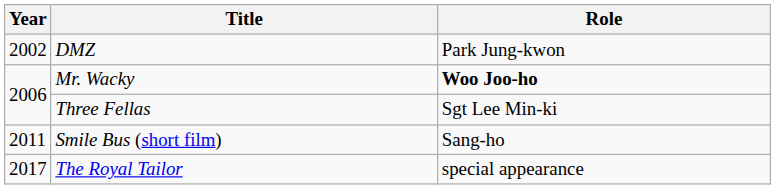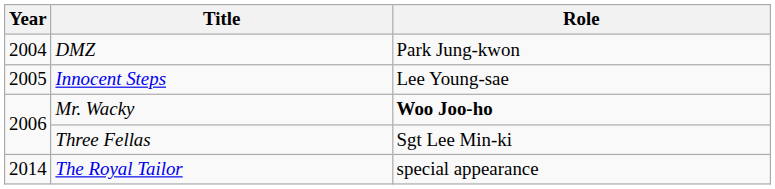(28, 49) 2002 -> (28, 49) 2004
+ row: (111, 79)
- row: (139, 139)
(28, 169) 2017 -> (28, 169) 2014
